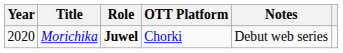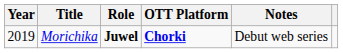(21, 36) 2020 -> (21, 36) 2019
(163, 36) normal -> (165, 36) bold
